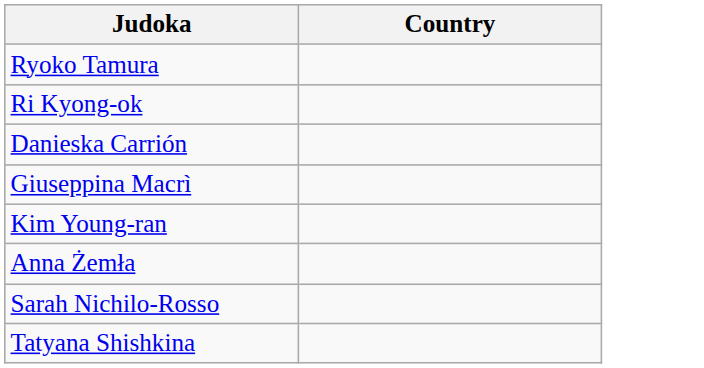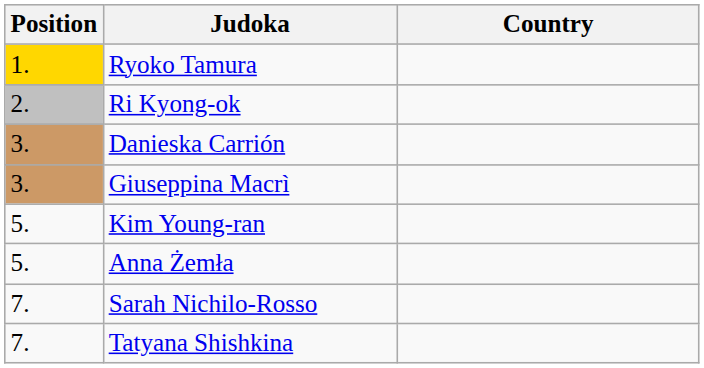+ column: (54, 24)
